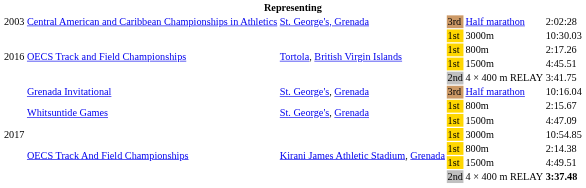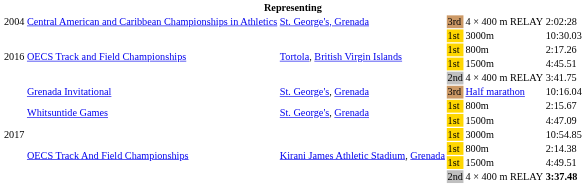(14, 21) 2003 -> (14, 21) 2004
(495, 21) Half marathon -> (504, 21) 4 × 400 m RELAY
